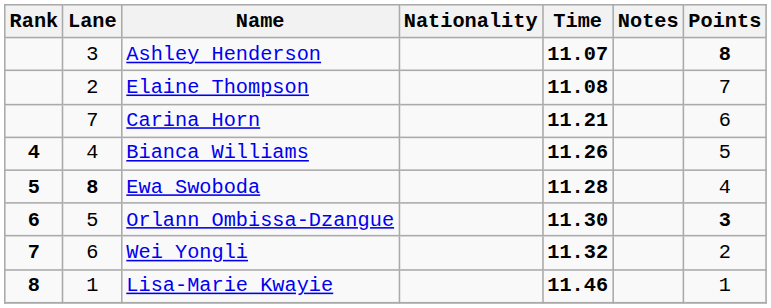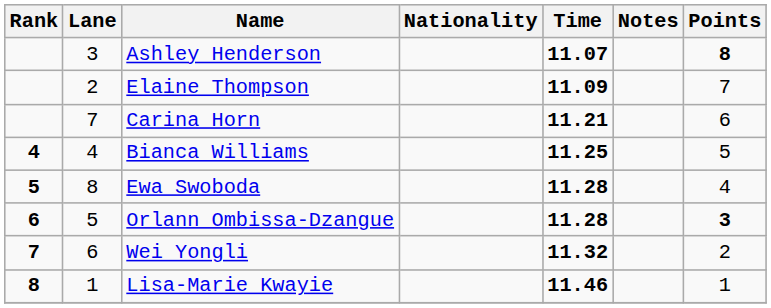(578, 87) 11.08 -> (578, 87) 11.09
(578, 154) 11.26 -> (578, 154) 11.25
(92, 187) bold -> (92, 187) normal
(578, 220) 11.30 -> (578, 220) 11.28
